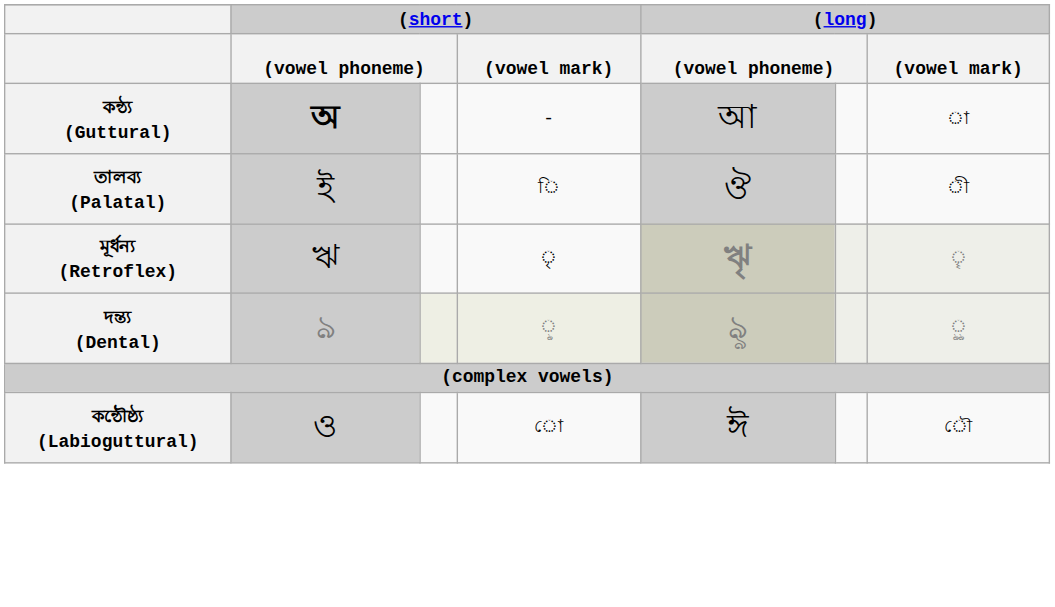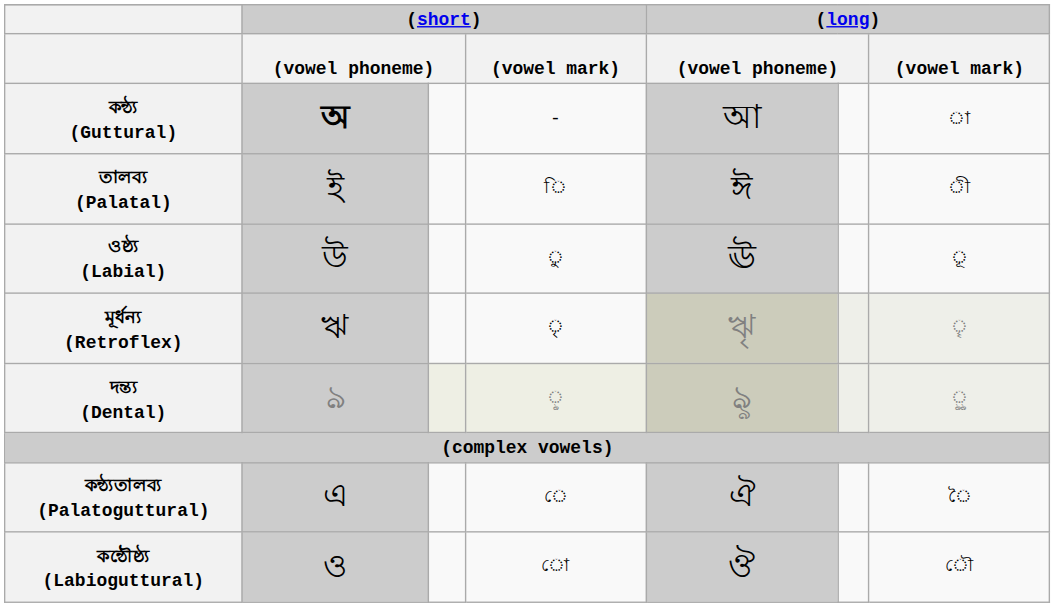(738, 189) ঔ -> (742, 189) ঈ
+ row: (123, 260)
(738, 259) bold -> (742, 329) normal
+ row: (123, 499)
(738, 428) ঈ -> (742, 568) ঔ
